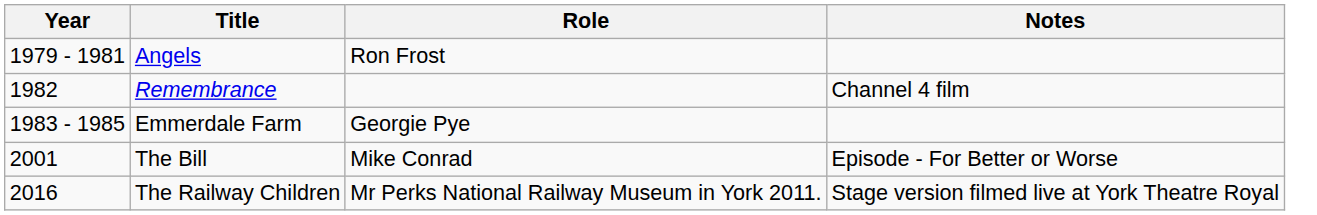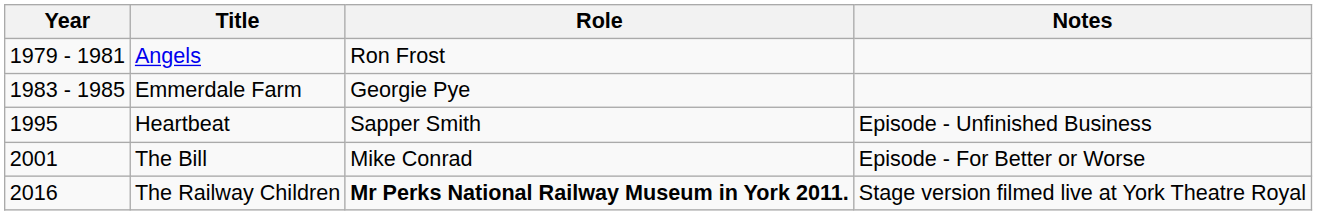- row: (206, 90)
+ row: (182, 124)
(586, 192) normal -> (599, 192) bold
